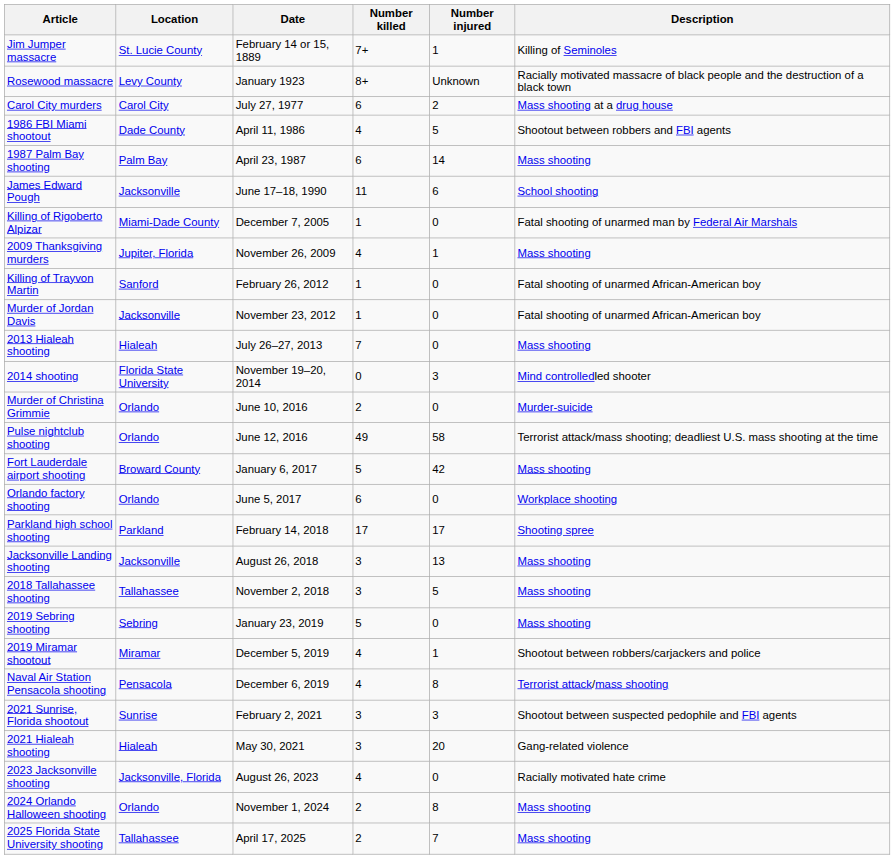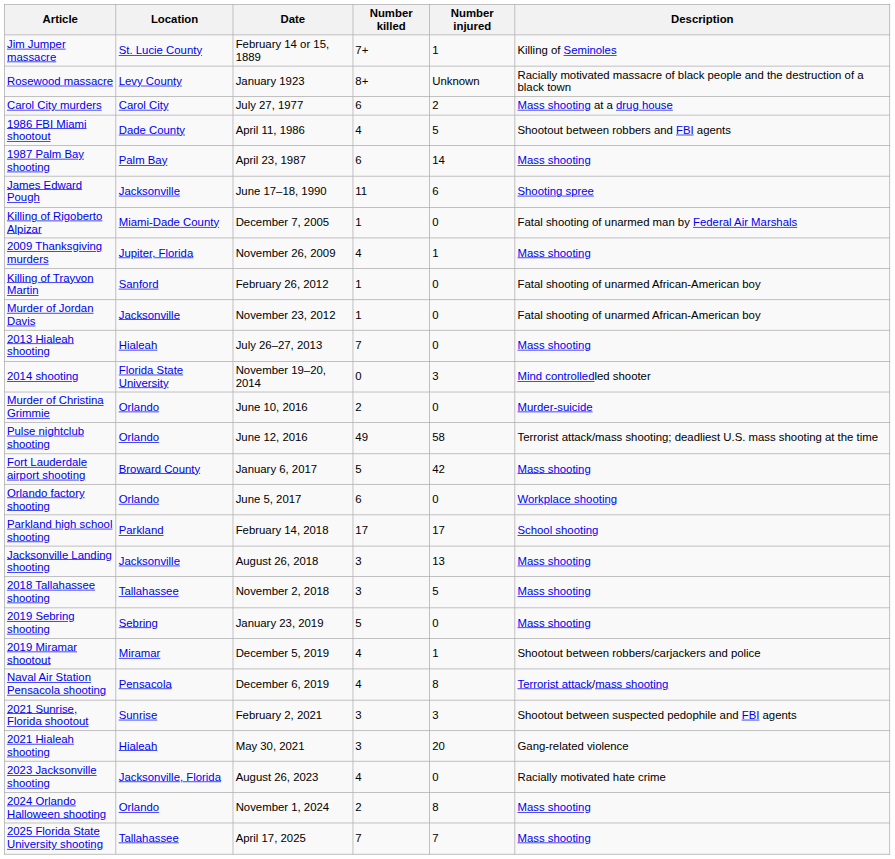(558, 191) School shooting -> (556, 191) Shooting spree
(556, 530) Shooting spree -> (558, 530) School shooting
(358, 838) 2 -> (358, 838) 7
